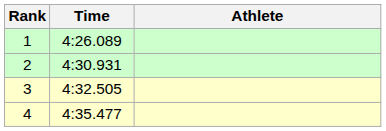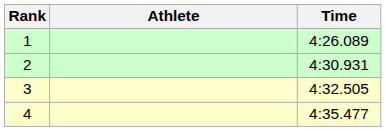columns swapped: (257, 16) <-> (92, 16)
